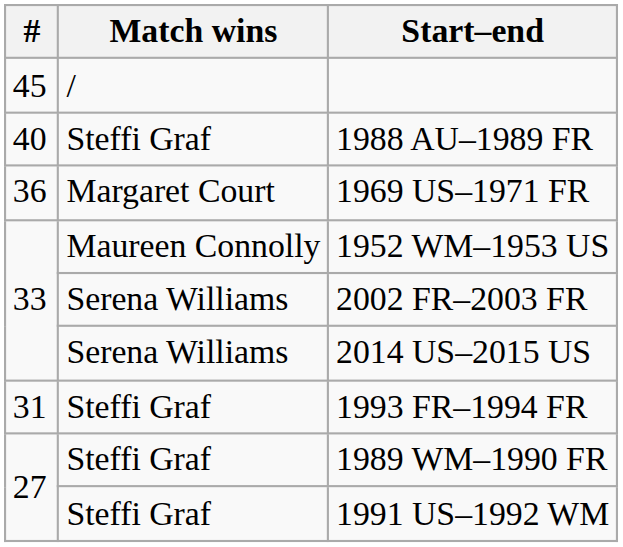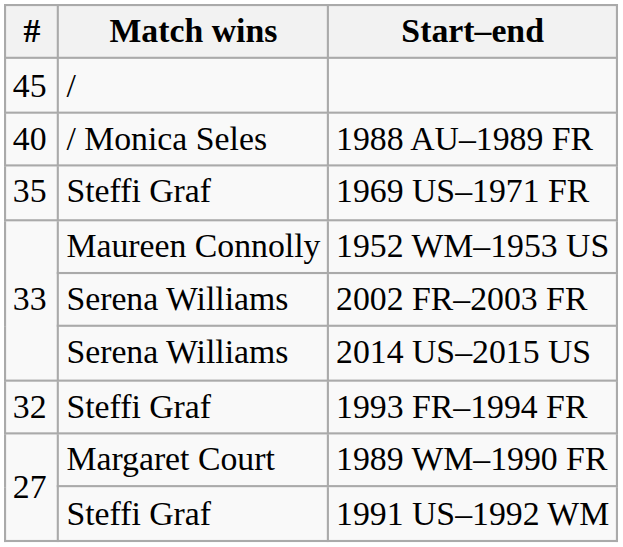(139, 138) Steffi Graf -> (167, 138) / Monica Seles
(30, 191) 36 -> (30, 191) 35
(171, 191) Margaret Court -> (139, 191) Steffi Graf
(30, 406) 31 -> (30, 406) 32
(139, 459) Steffi Graf -> (171, 459) Margaret Court
